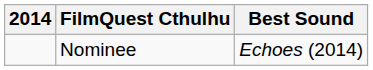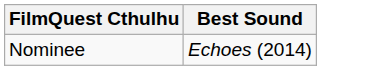- column: (30, 19)
